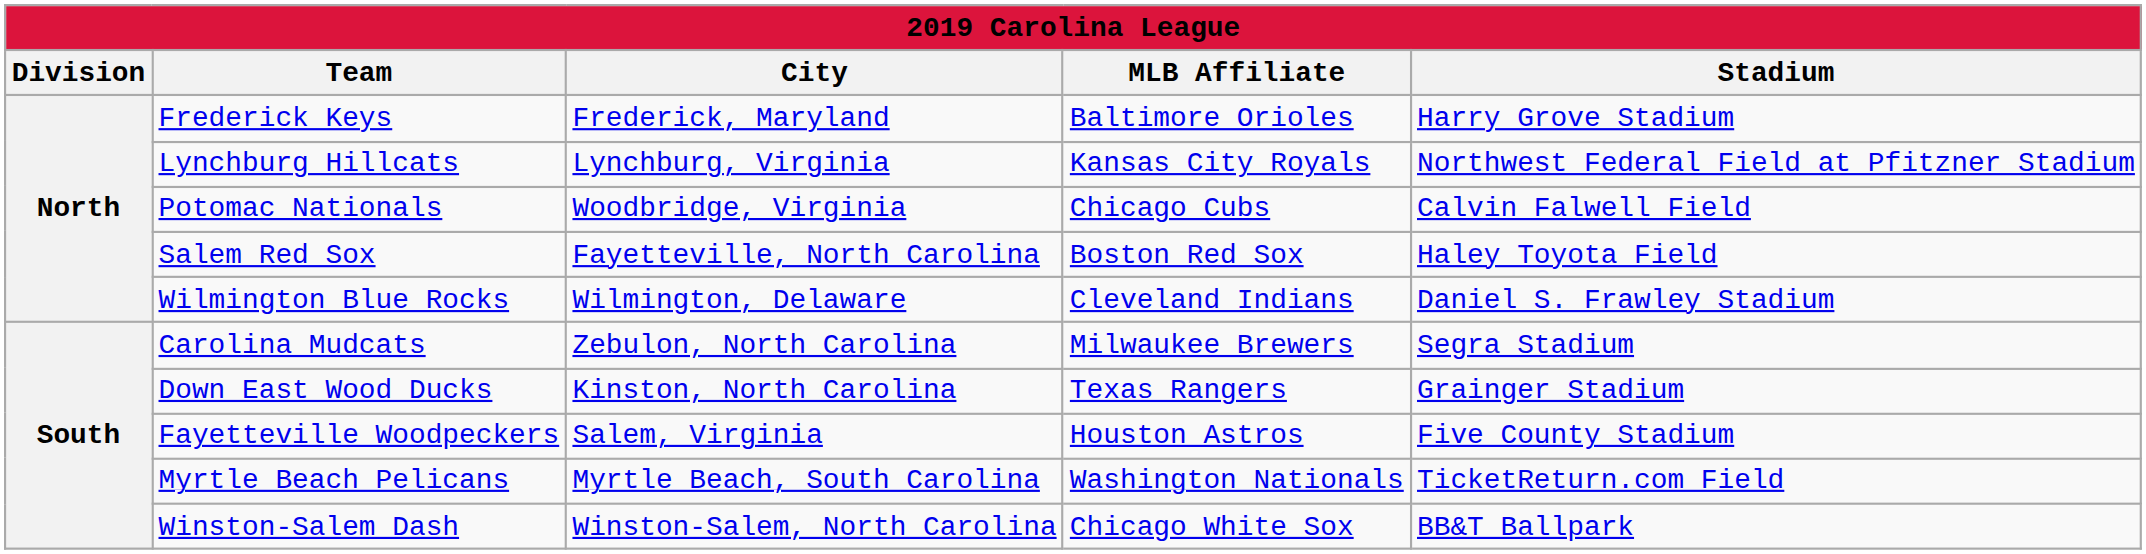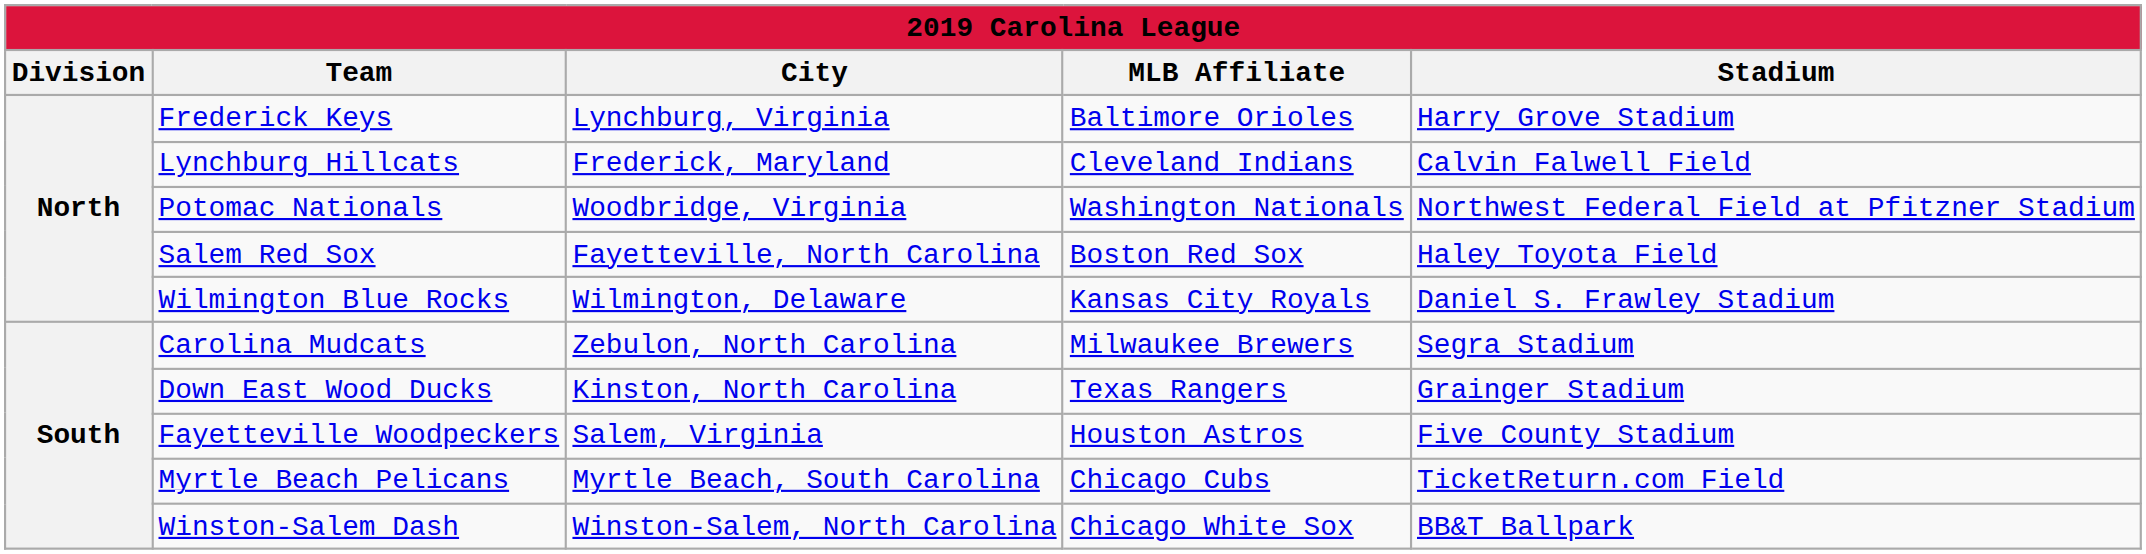(731, 118) Frederick, Maryland -> (731, 118) Lynchburg, Virginia
(731, 164) Lynchburg, Virginia -> (731, 164) Frederick, Maryland
(1220, 164) Kansas City Royals -> (1212, 164) Cleveland Indians
(1776, 164) Northwest Federal Field at Pfitzner Stadium -> (1584, 164) Calvin Falwell Field
(1170, 209) Chicago Cubs -> (1237, 209) Washington Nationals
(1584, 209) Calvin Falwell Field -> (1776, 209) Northwest Federal Field at Pfitzner Stadium
(1212, 300) Cleveland Indians -> (1220, 300) Kansas City Royals
(1237, 481) Washington Nationals -> (1170, 481) Chicago Cubs
